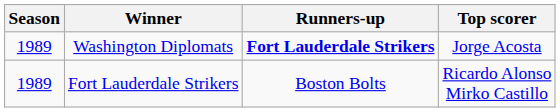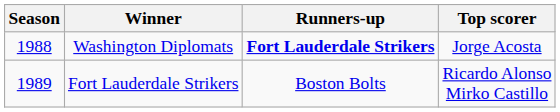(34, 45) 1989 -> (34, 45) 1988
